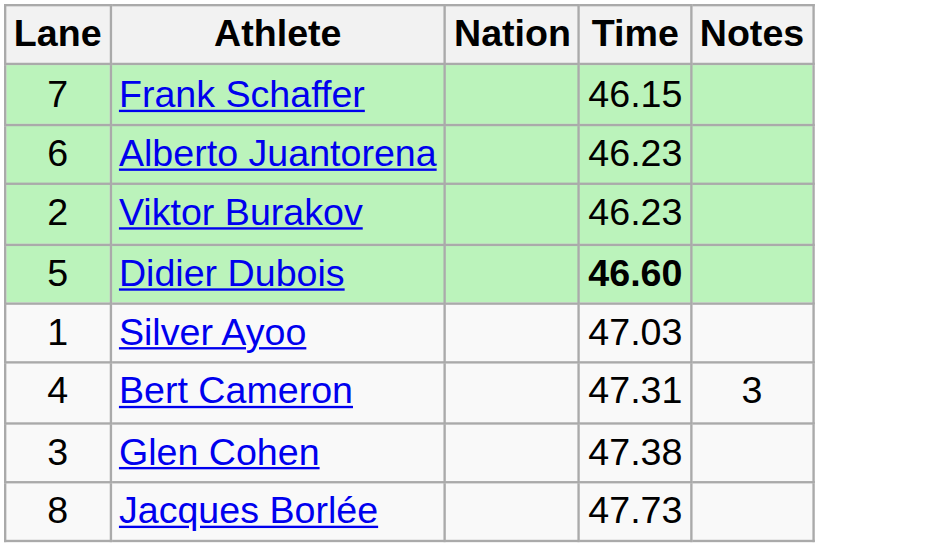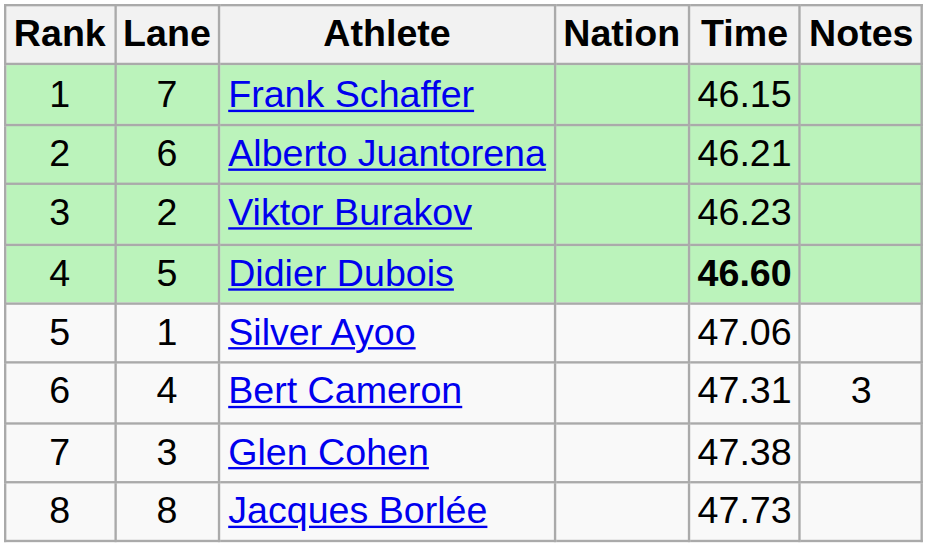+ column: (60, 34)
(635, 153) 46.23 -> (745, 153) 46.21
(635, 332) 47.03 -> (745, 332) 47.06
